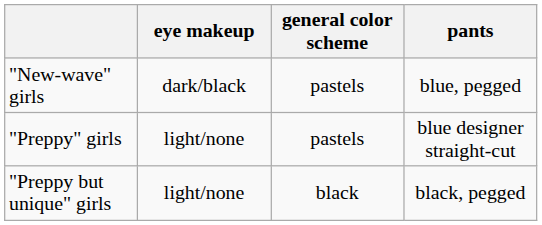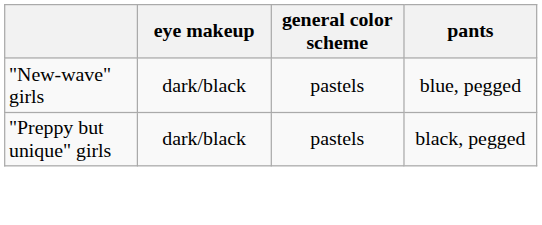- row: (65, 138)
(204, 192) light/none -> (204, 138) dark/black
(337, 192) black -> (337, 138) pastels
